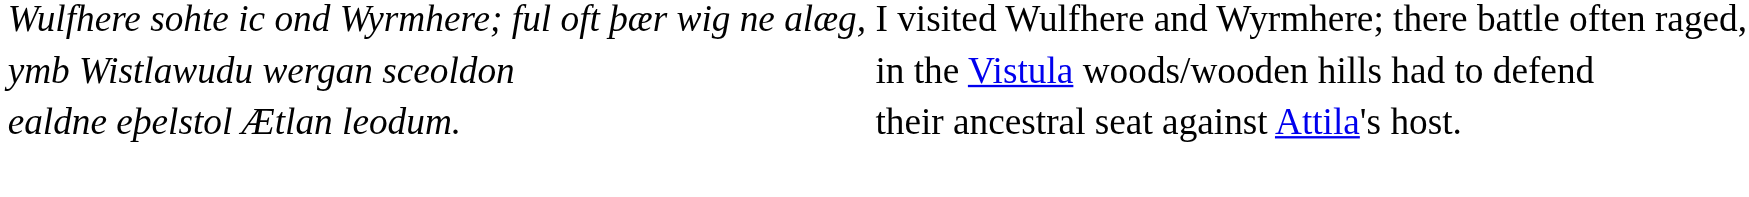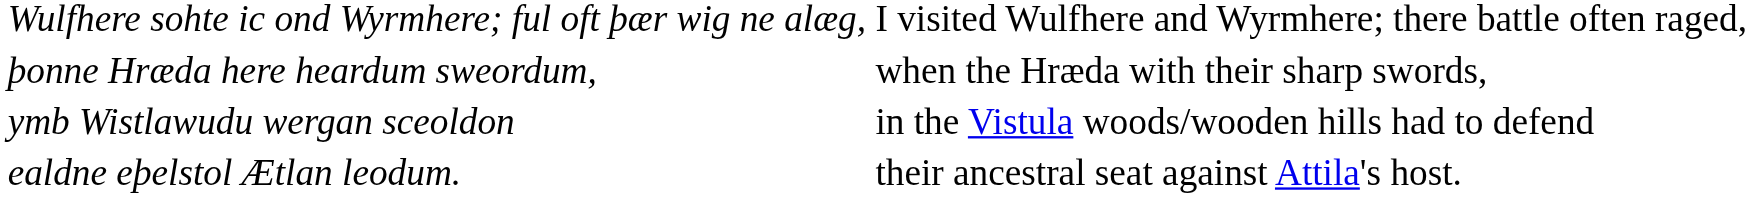+ row: (302, 70)
